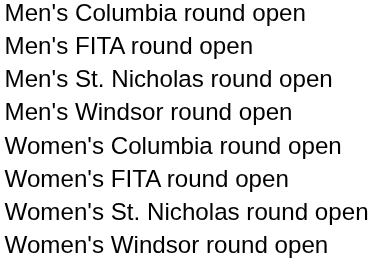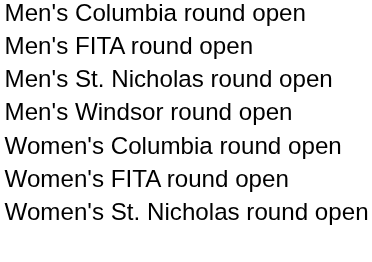- row: (166, 245)
